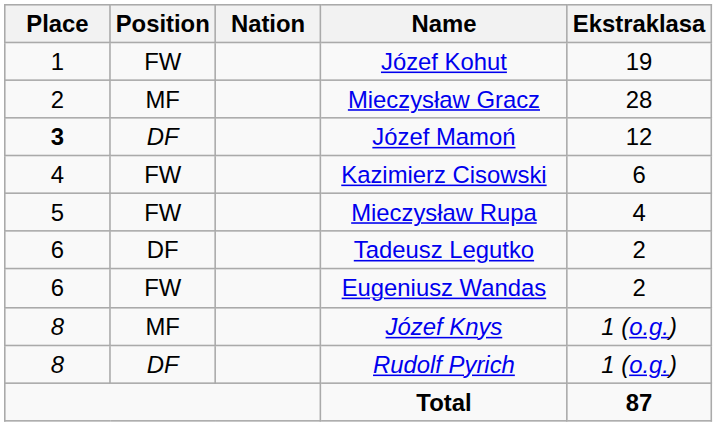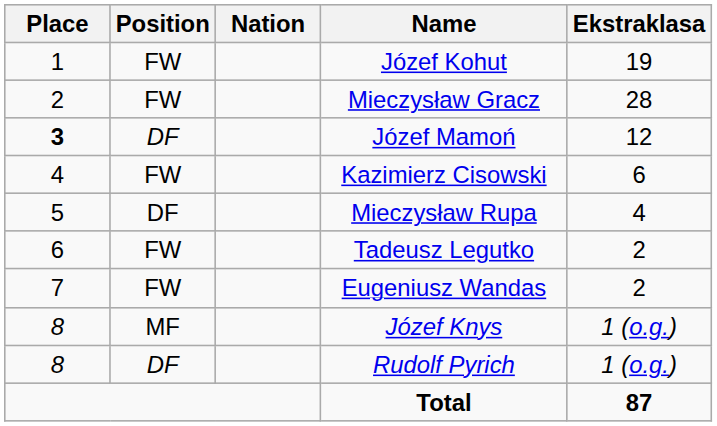(163, 99) MF -> (163, 99) FW
(163, 213) FW -> (163, 213) DF
(163, 251) DF -> (163, 251) FW
(57, 288) 6 -> (57, 288) 7
